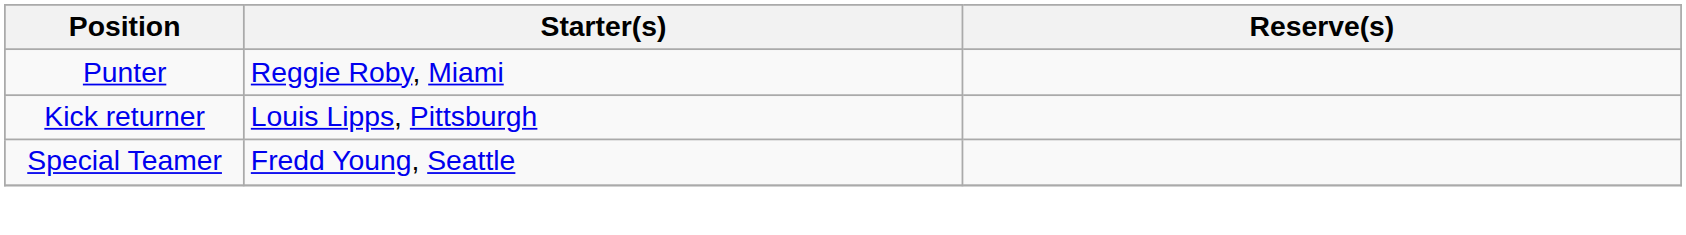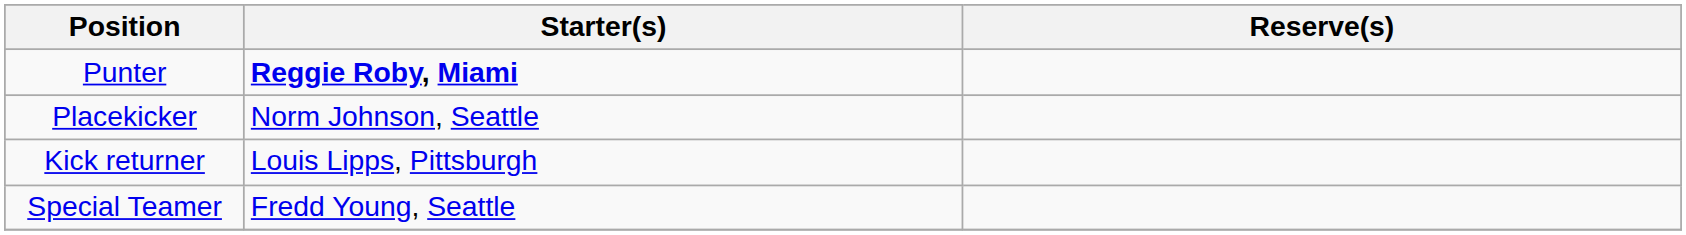(377, 71) normal -> (384, 71) bold
+ row: (125, 116)
